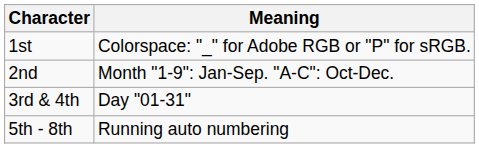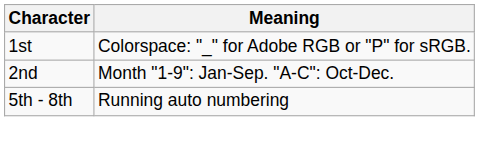- row: (44, 101)
